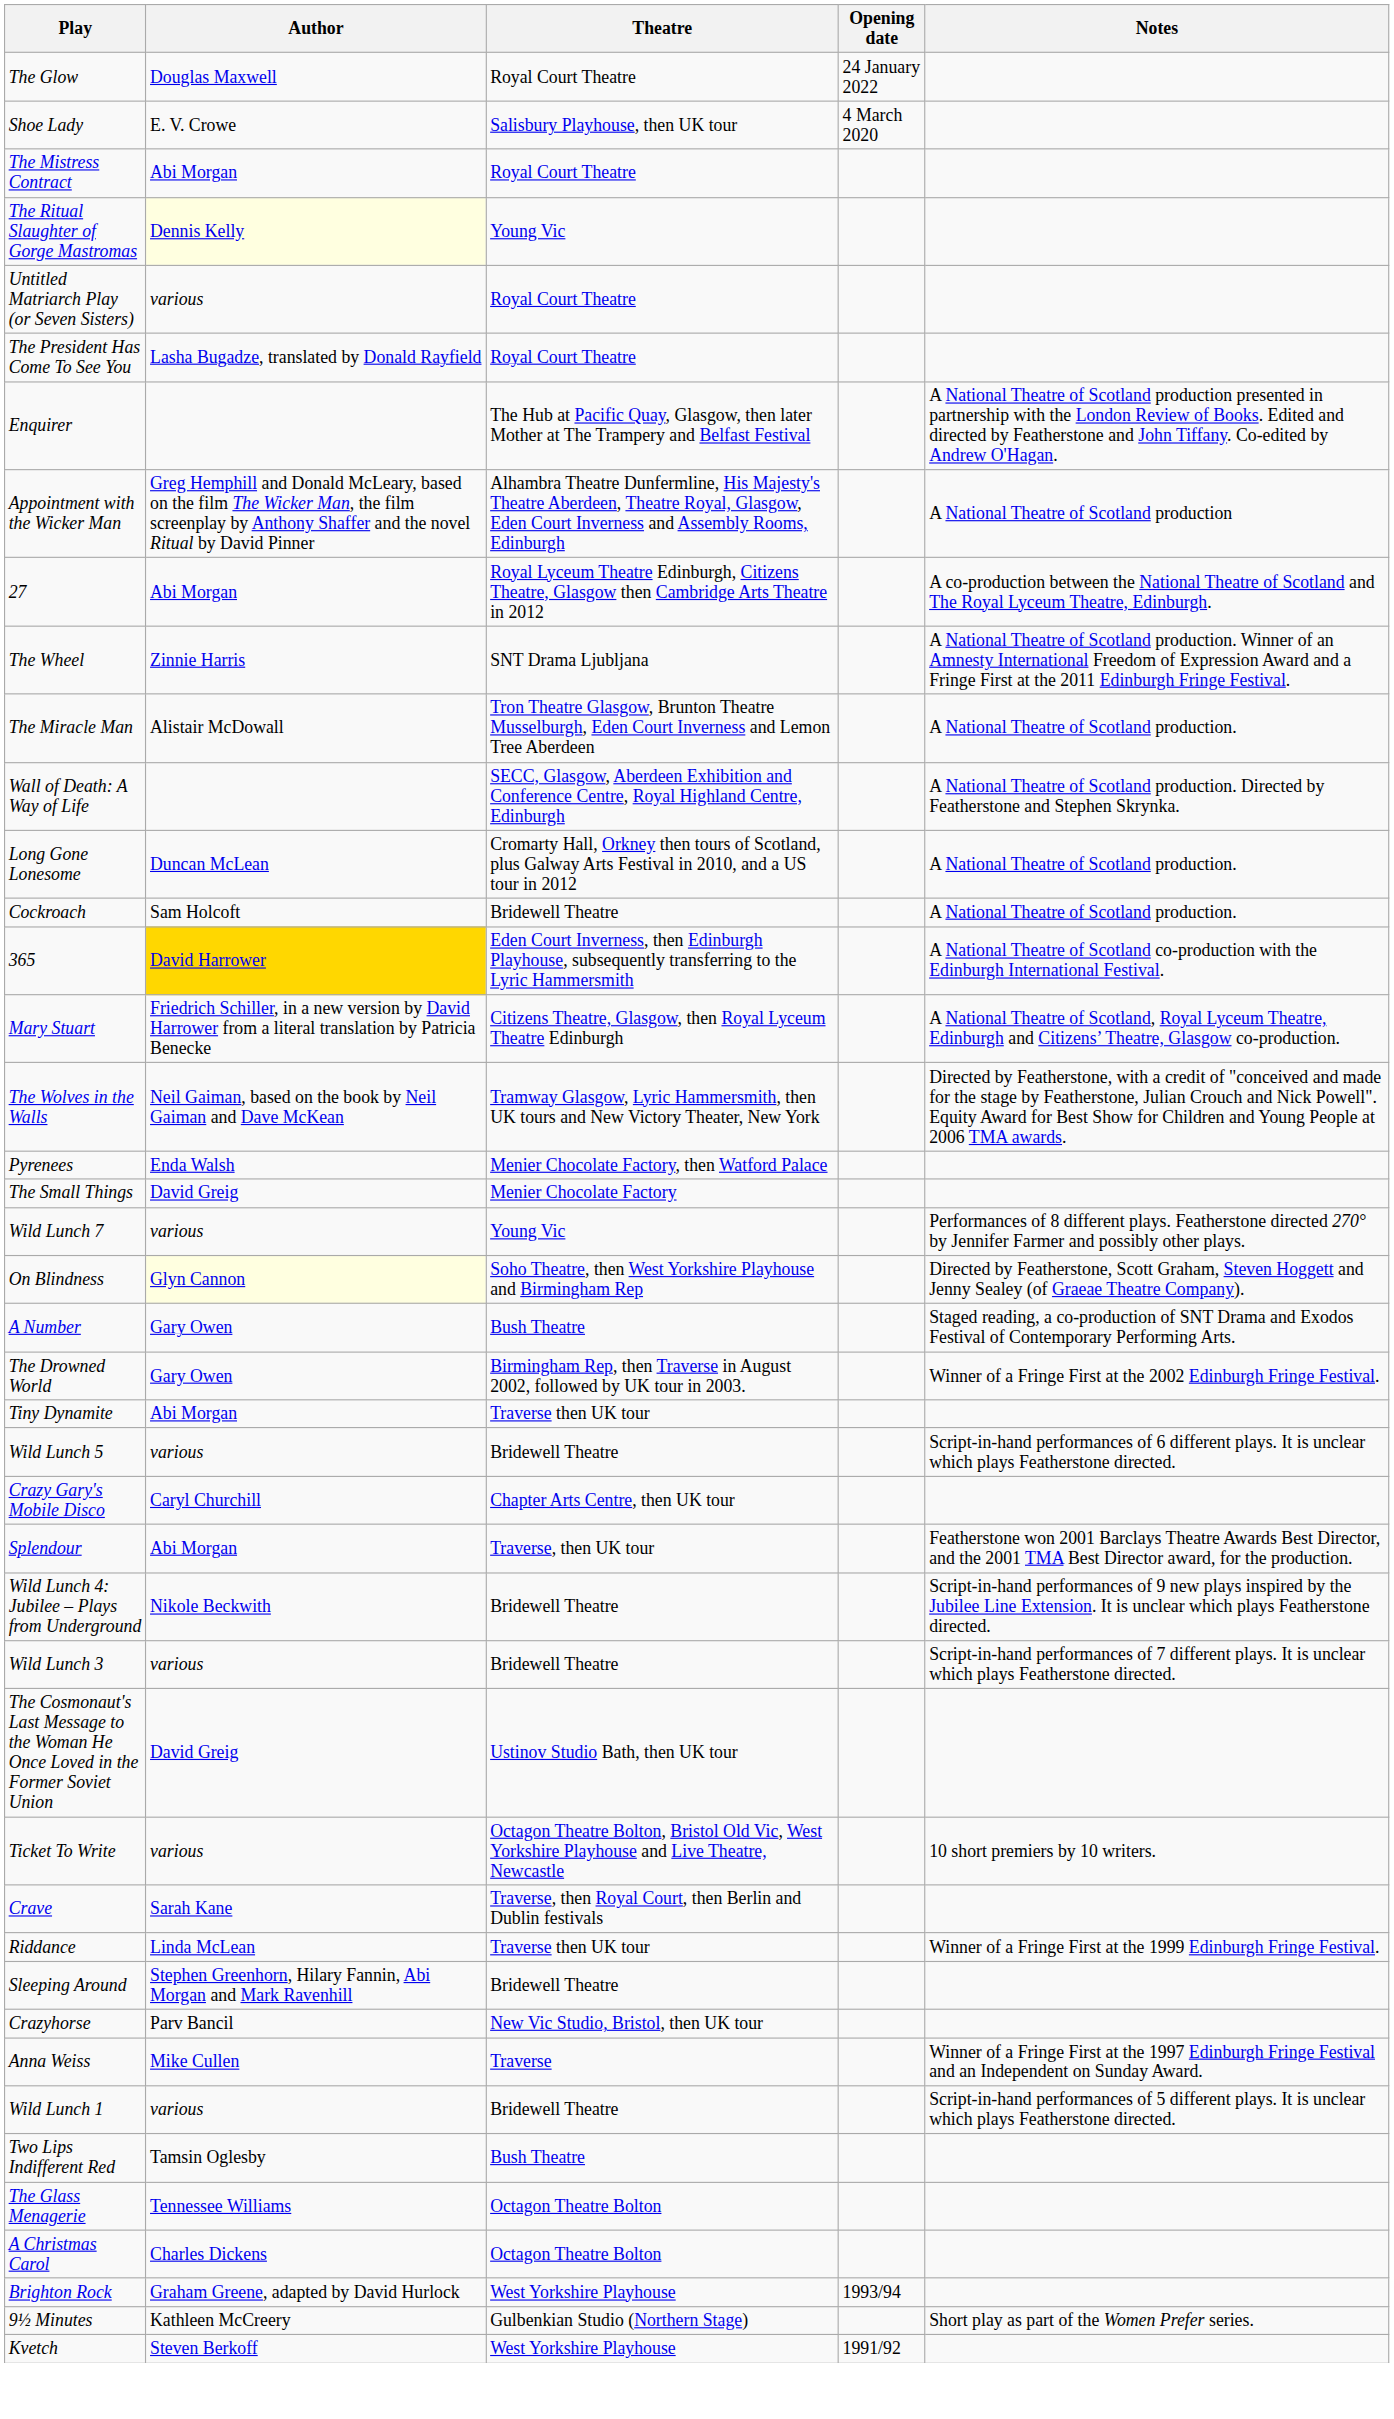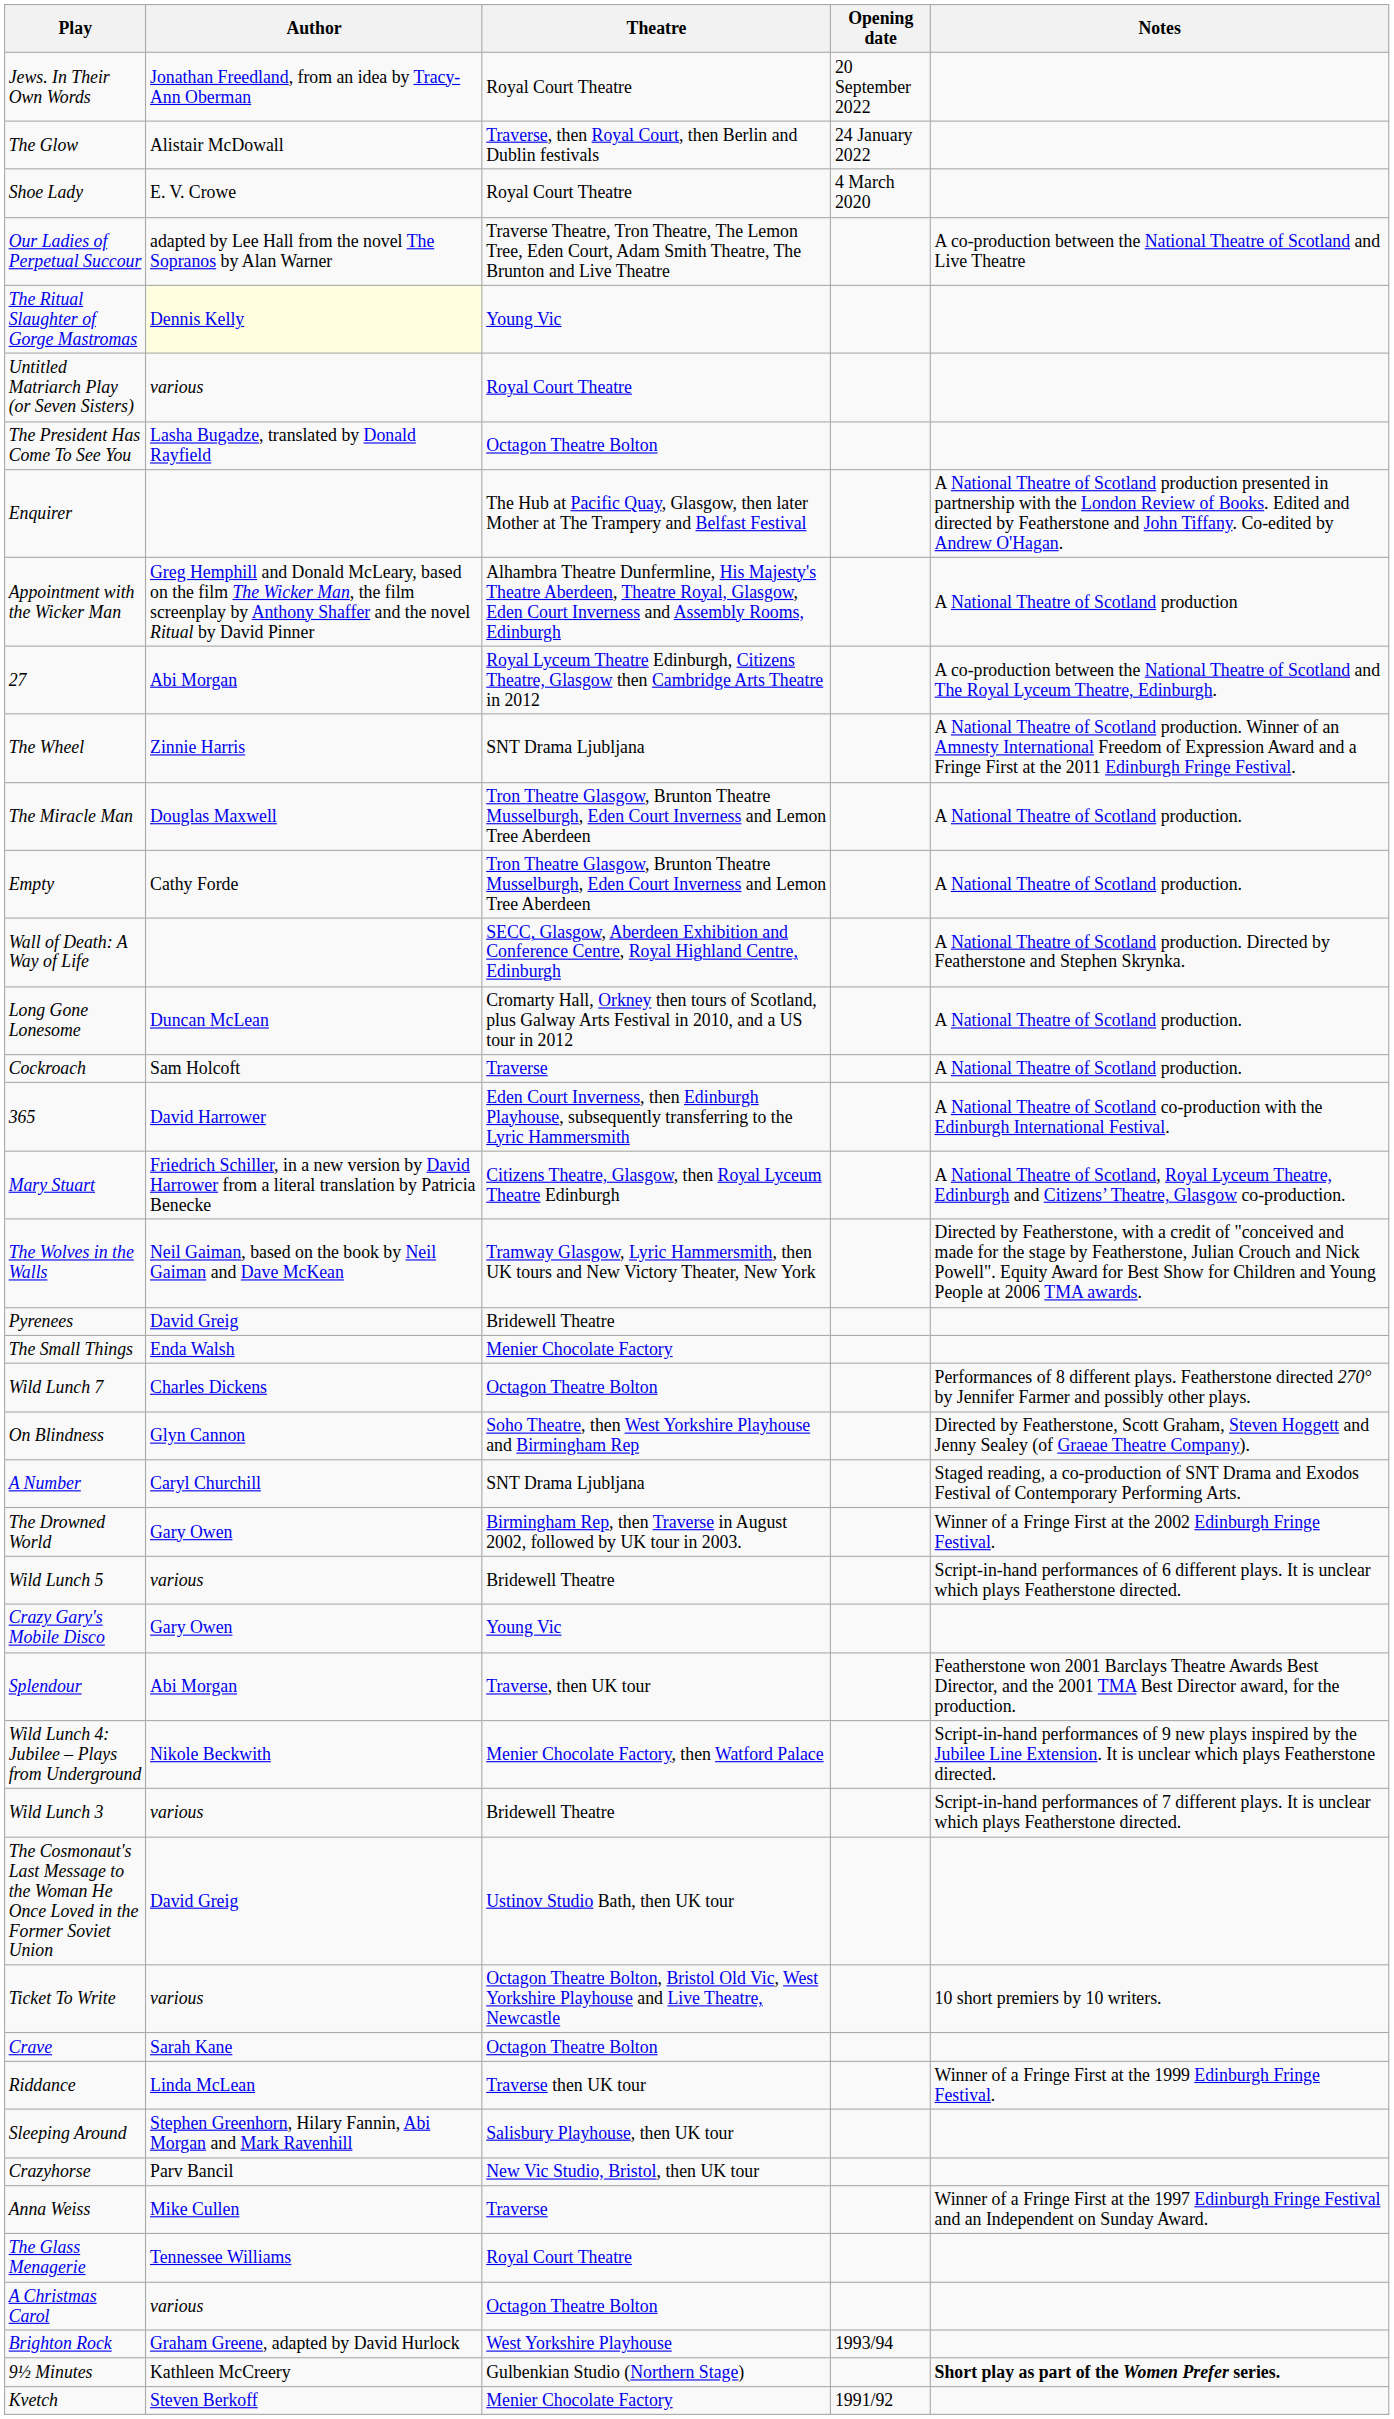+ row: (59, 86)
(213, 76) Douglas Maxwell -> (217, 144) Alistair McDowall
(563, 76) Royal Court Theatre -> (642, 144) Traverse, then Royal Court, then Berlin and Dublin festivals
(614, 124) Salisbury Playhouse, then UK tour -> (559, 192) Royal Court Theatre
+ row: (75, 251)
- row: (54, 173)
(563, 357) Royal Court Theatre -> (572, 445) Octagon Theatre Bolton
(217, 728) Alistair McDowall -> (213, 816) Douglas Maxwell
+ row: (31, 884)
(554, 912) Bridewell Theatre -> (517, 1068) Traverse
(208, 960) gold background -> (208, 1116) no background
(192, 1164) Enda Walsh -> (194, 1321) David Greig
(659, 1164) Menier Chocolate Factory, then Watford Palace -> (550, 1321) Bridewell Theatre
(194, 1193) David Greig -> (192, 1349) Enda Walsh
(177, 1231) various -> (208, 1387) Charles Dickens
(528, 1231) Young Vic -> (572, 1387) Octagon Theatre Bolton
(198, 1279) lightyellow background -> (198, 1435) no background
(191, 1327) Gary Owen -> (206, 1483) Caryl Churchill
(538, 1327) Bush Theatre -> (565, 1483) SNT Drama Ljubljana
- row: (61, 1413)
(206, 1500) Caryl Churchill -> (191, 1628) Gary Owen
(612, 1500) Chapter Arts Centre, then UK tour -> (524, 1628) Young Vic
(554, 1606) Bridewell Theatre -> (655, 1754) Menier Chocolate Factory, then Watford Palace
(646, 1908) Traverse, then Royal Court, then Berlin and Dublin festivals -> (572, 2046) Octagon Theatre Bolton
(554, 1985) Bridewell Theatre -> (610, 2133) Salisbury Playhouse, then UK tour
- row: (56, 2109)
- row: (62, 2157)
(576, 2205) Octagon Theatre Bolton -> (559, 2257) Royal Court Theatre
(208, 2254) Charles Dickens -> (177, 2305) various
(1092, 2320) normal -> (1107, 2372) bold
(583, 2348) West Yorkshire Playhouse -> (579, 2400) Menier Chocolate Factory
